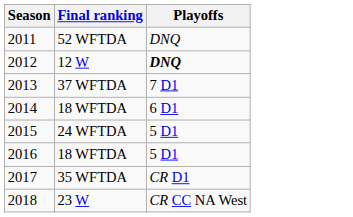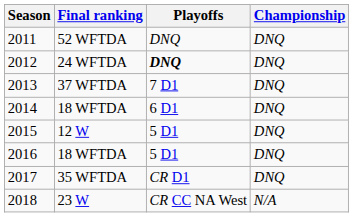+ column: (300, 16)
(73, 62) 12 W -> (92, 62) 24 WFTDA
(92, 131) 24 WFTDA -> (73, 131) 12 W
